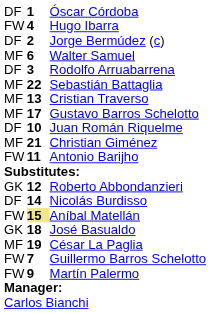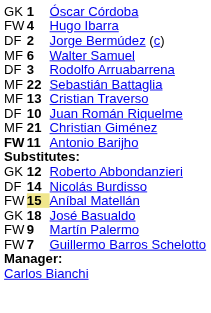(13, 11) DF -> (14, 11) GK
- row: (124, 113)
(14, 157) normal -> (14, 142) bold
- row: (96, 244)
rows swapped: (128, 259) <-> (94, 273)
